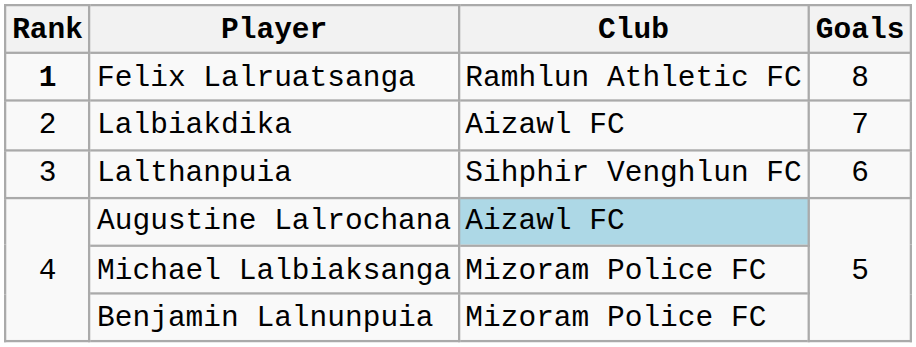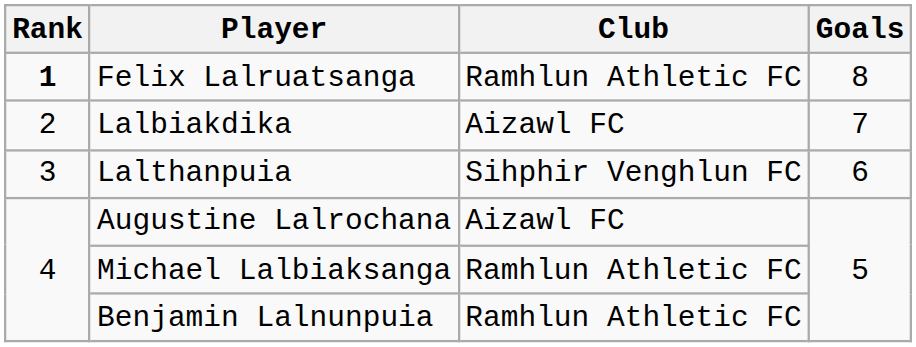(545, 222) lightblue background -> (545, 222) no background
(616, 270) Mizoram Police FC -> (634, 270) Ramhlun Athletic FC
(616, 318) Mizoram Police FC -> (634, 318) Ramhlun Athletic FC
